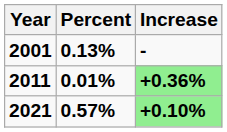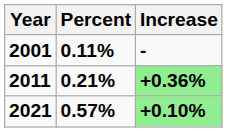(88, 50) 0.13% -> (87, 50) 0.11%
(88, 80) 0.01% -> (88, 80) 0.21%
